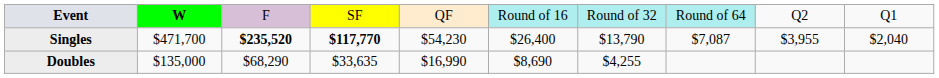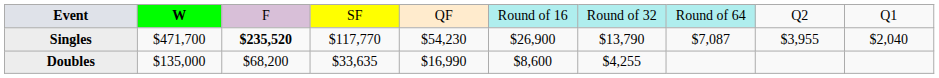(355, 39) bold -> (355, 39) normal
(533, 39) $26,400 -> (533, 39) $26,900
(266, 62) $68,290 -> (266, 62) $68,200
(533, 62) $8,690 -> (533, 62) $8,600
